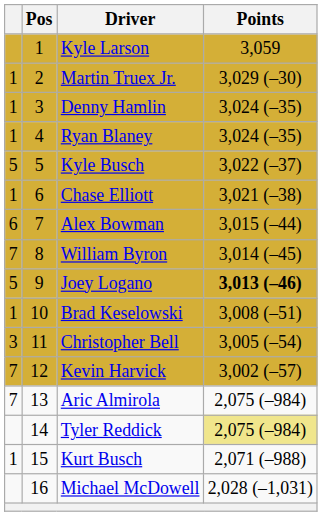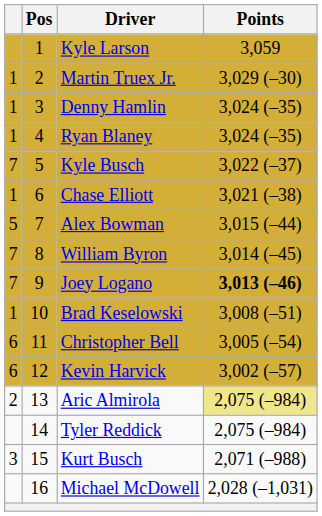(13, 165) 5 -> (13, 165) 7
(13, 224) 6 -> (13, 224) 5
(13, 283) 5 -> (13, 283) 7
(13, 341) 3 -> (13, 341) 6
(13, 371) 7 -> (13, 371) 6
(13, 400) 7 -> (13, 400) 2
(260, 400) no background -> (260, 400) khaki background
(260, 429) khaki background -> (260, 429) no background
(13, 459) 1 -> (13, 459) 3
